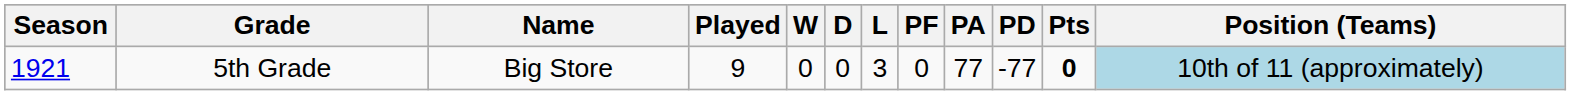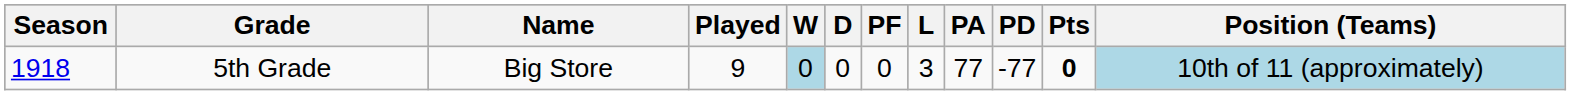columns swapped: (880, 25) <-> (922, 25)
(40, 67) 1921 -> (40, 67) 1918
(805, 67) no background -> (805, 67) lightblue background
